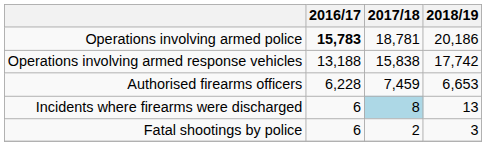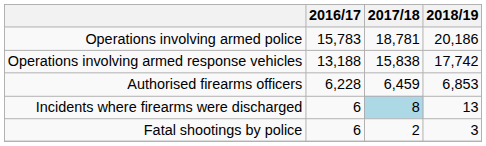(339, 38) bold -> (339, 38) normal
(402, 84) 7,459 -> (402, 84) 6,459
(460, 84) 6,653 -> (460, 84) 6,853
